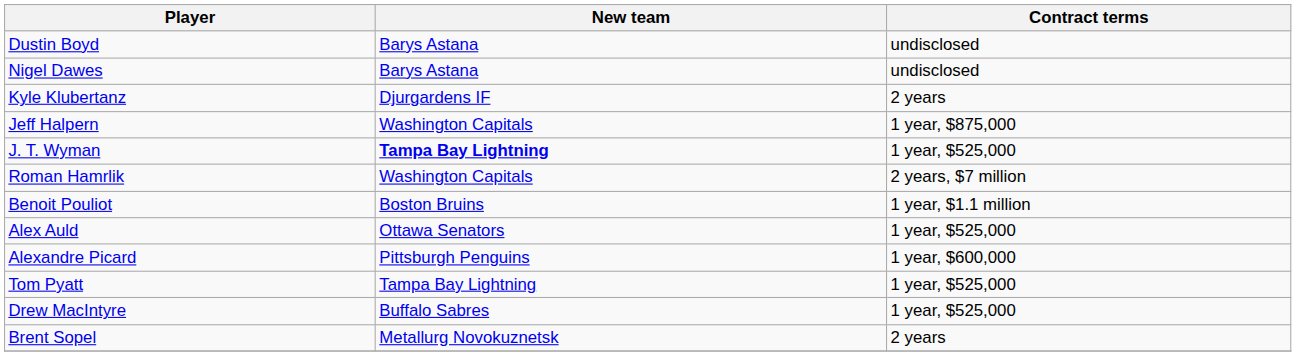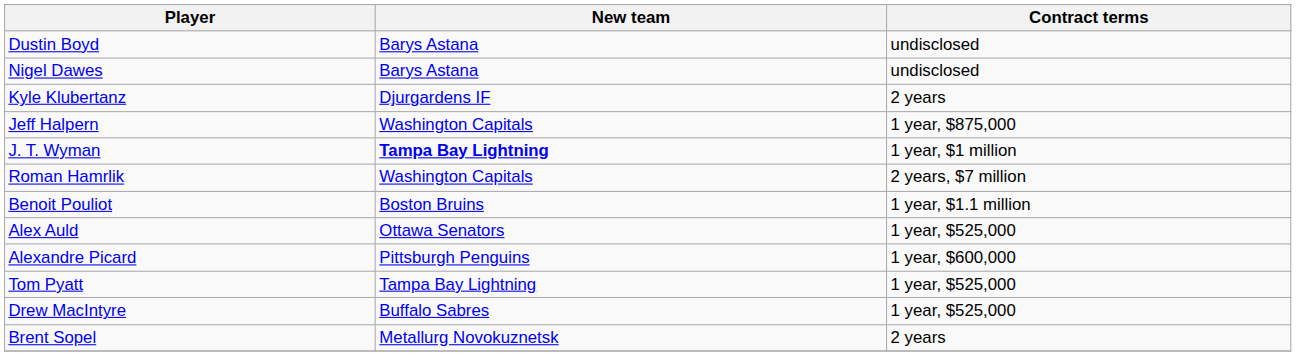(953, 151) 1 year, $525,000 -> (954, 151) 1 year, $1 million
